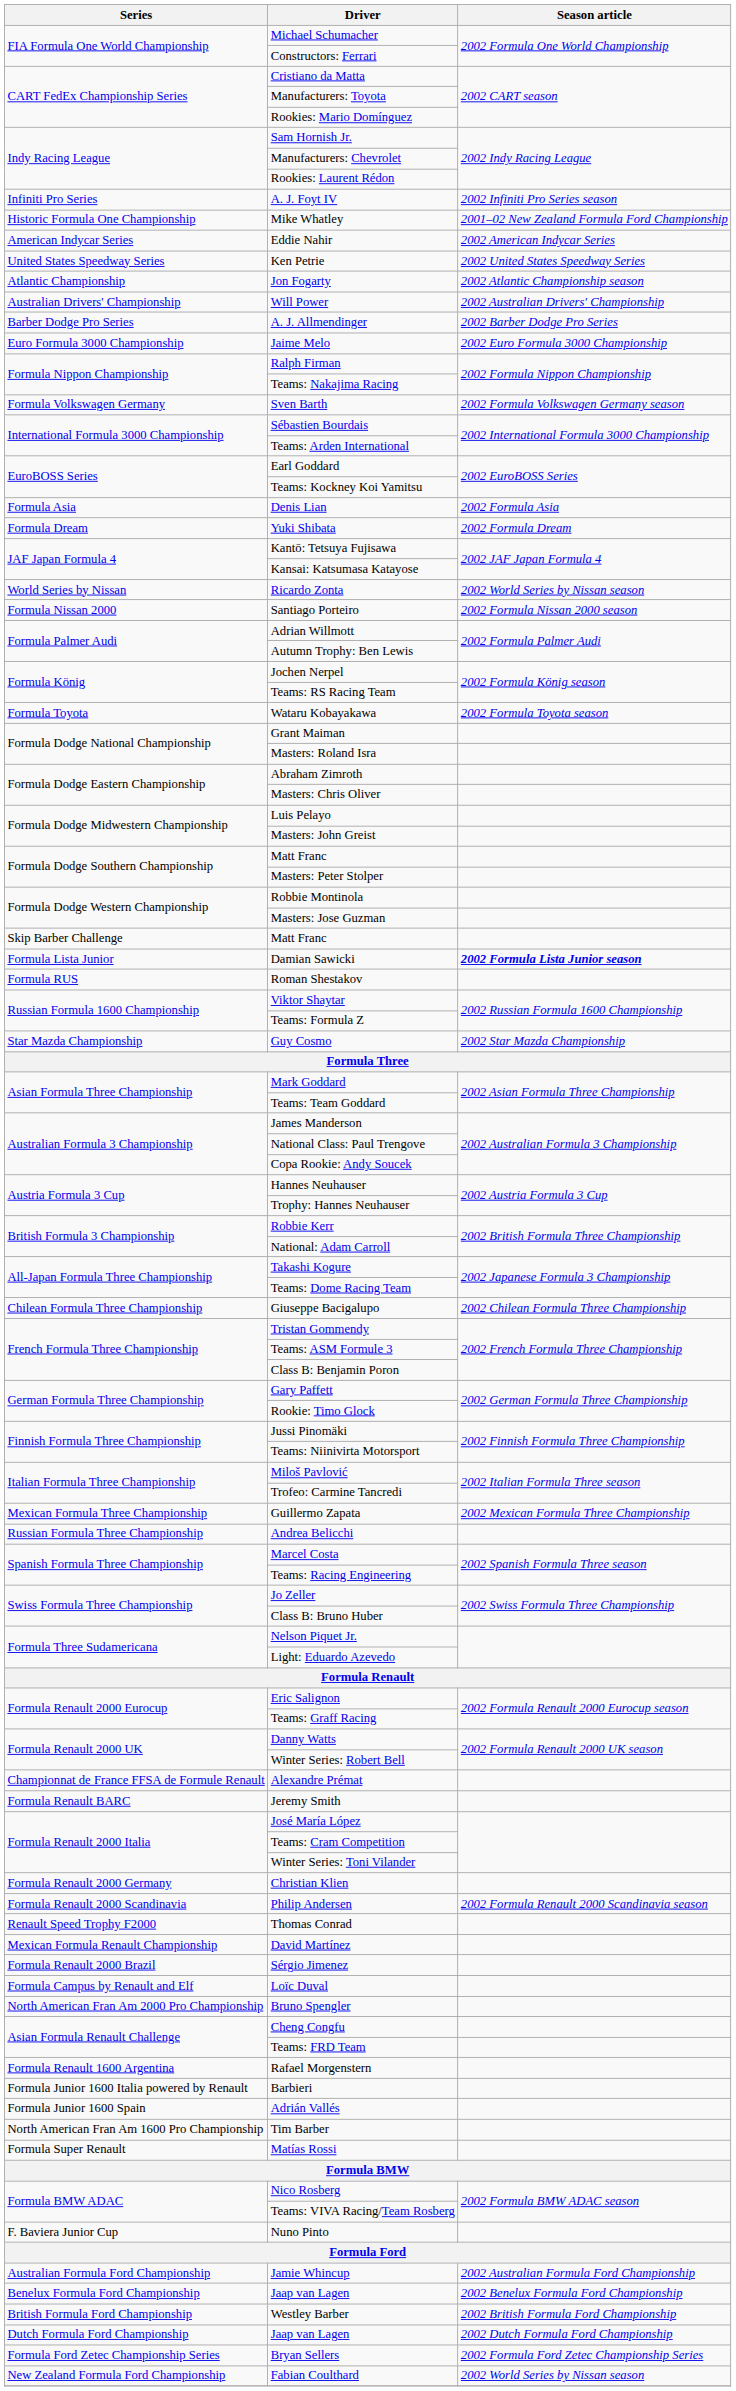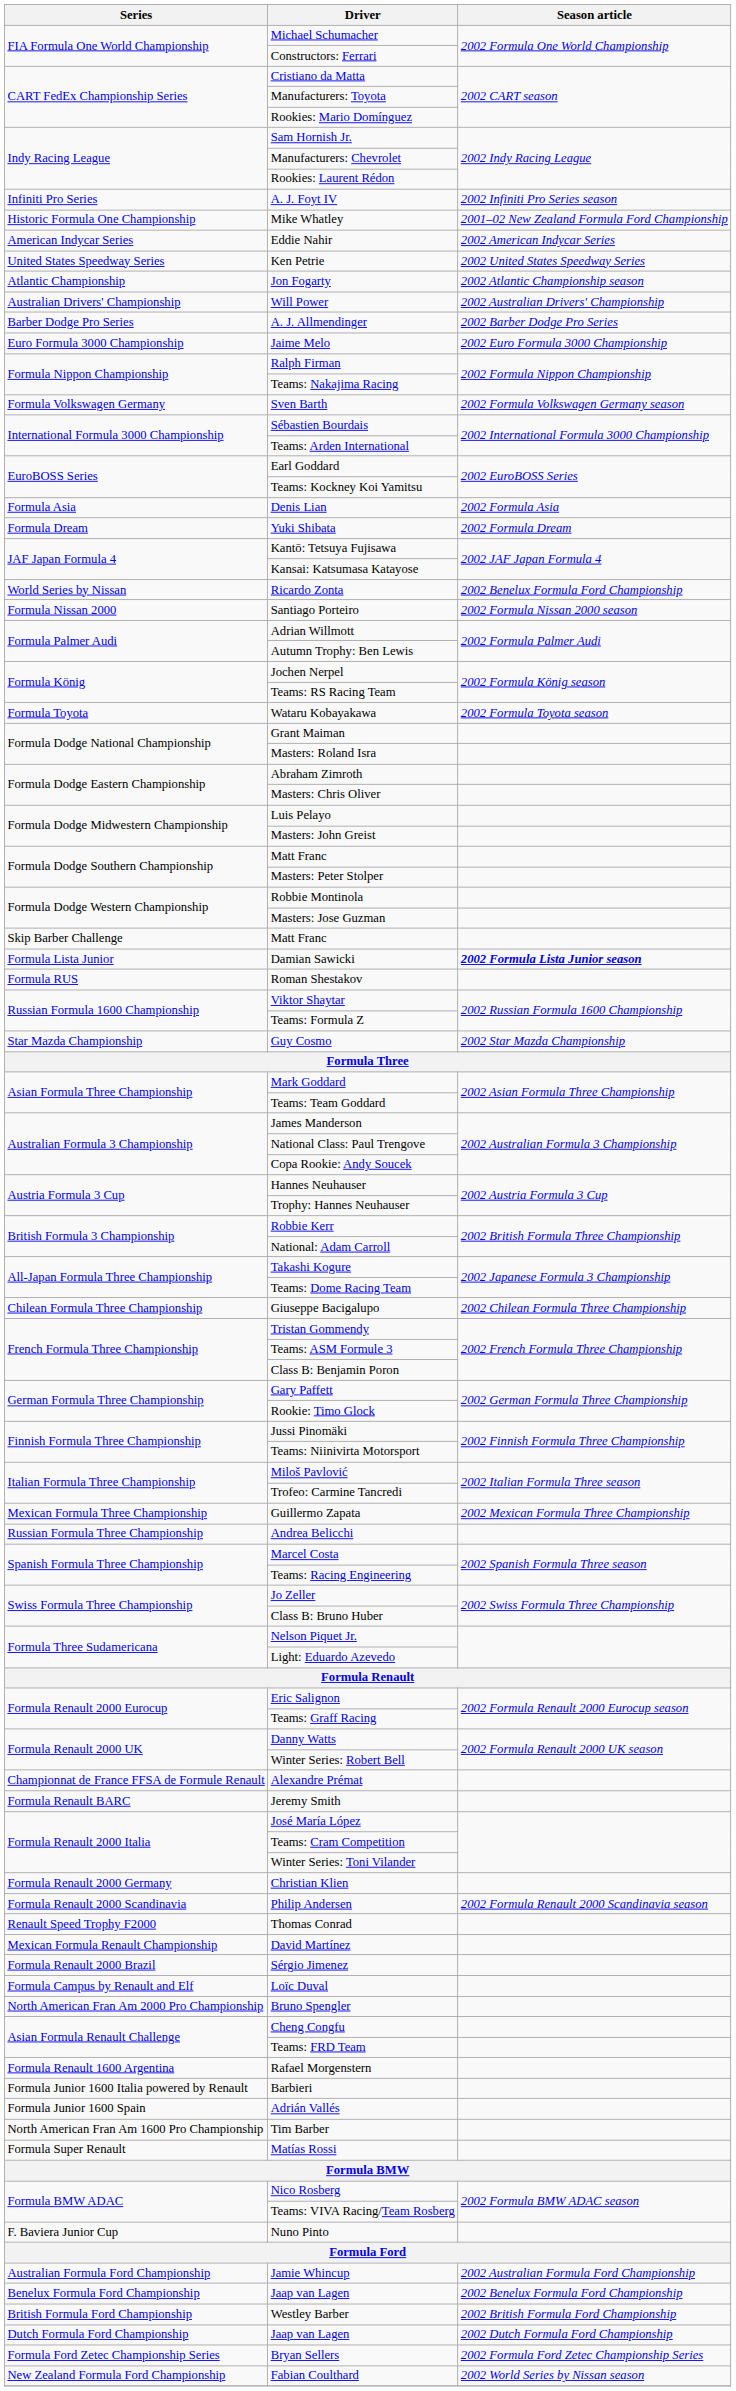(553, 589) 2002 World Series by Nissan season -> (572, 589) 2002 Benelux Formula Ford Championship
